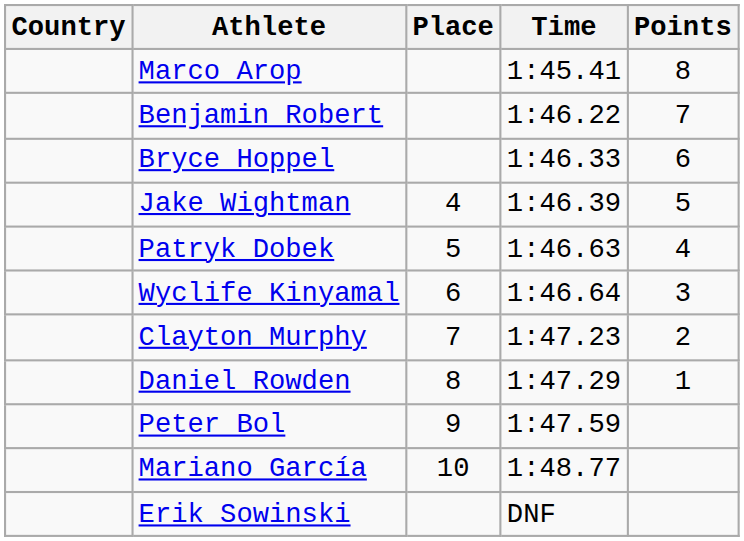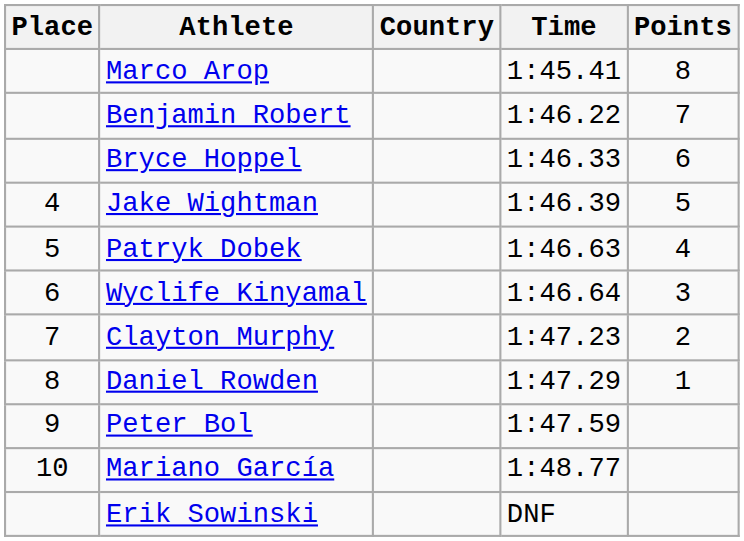columns swapped: (453, 27) <-> (69, 27)
